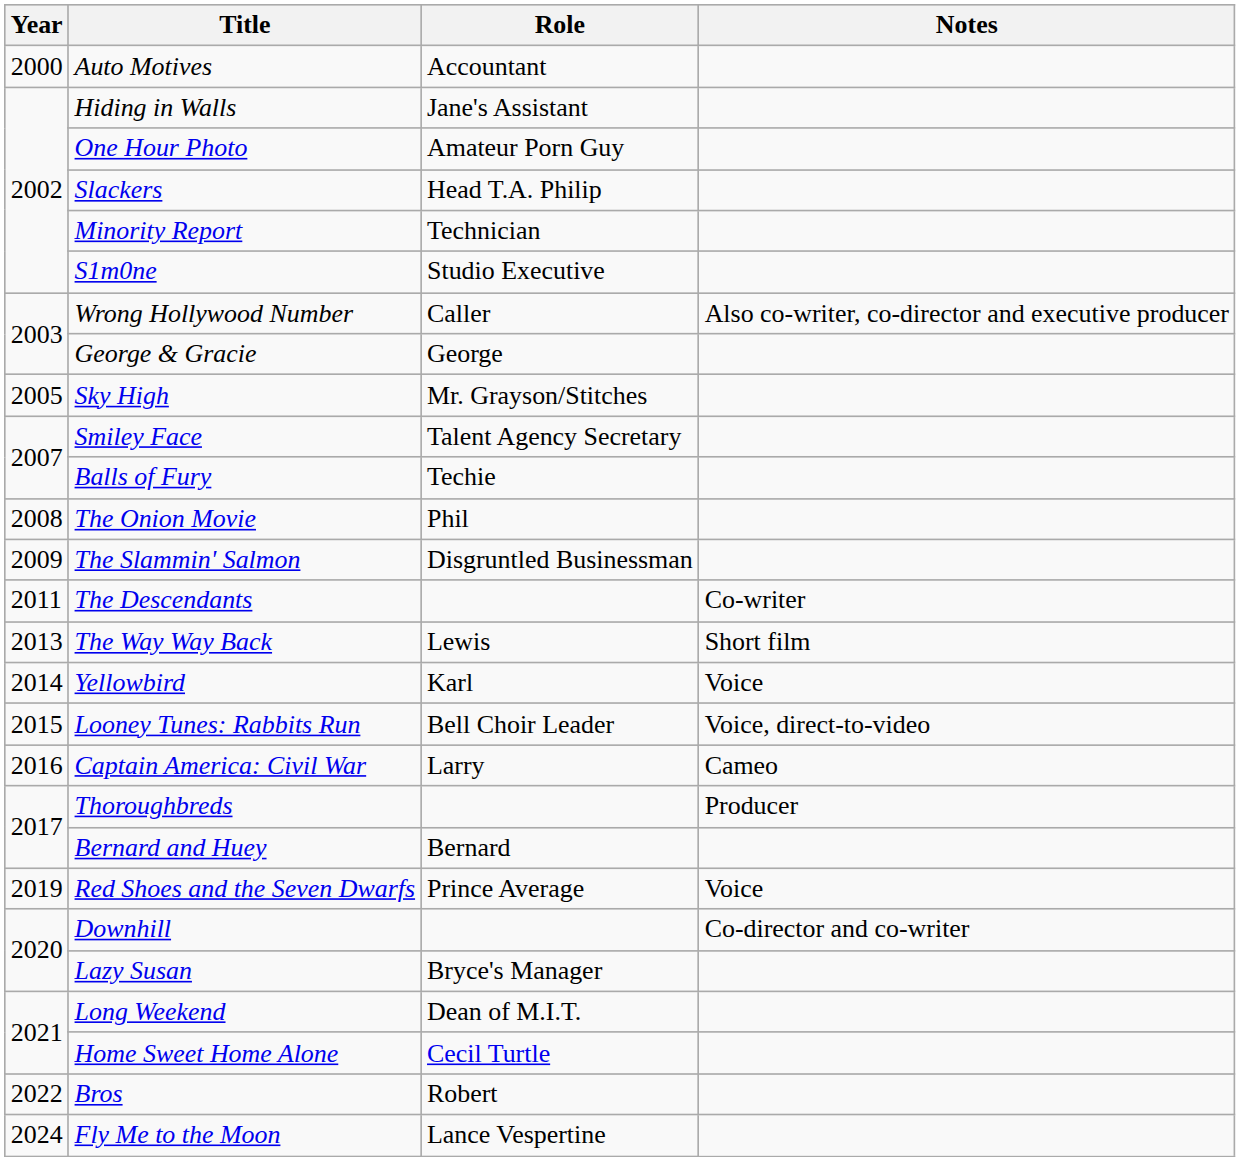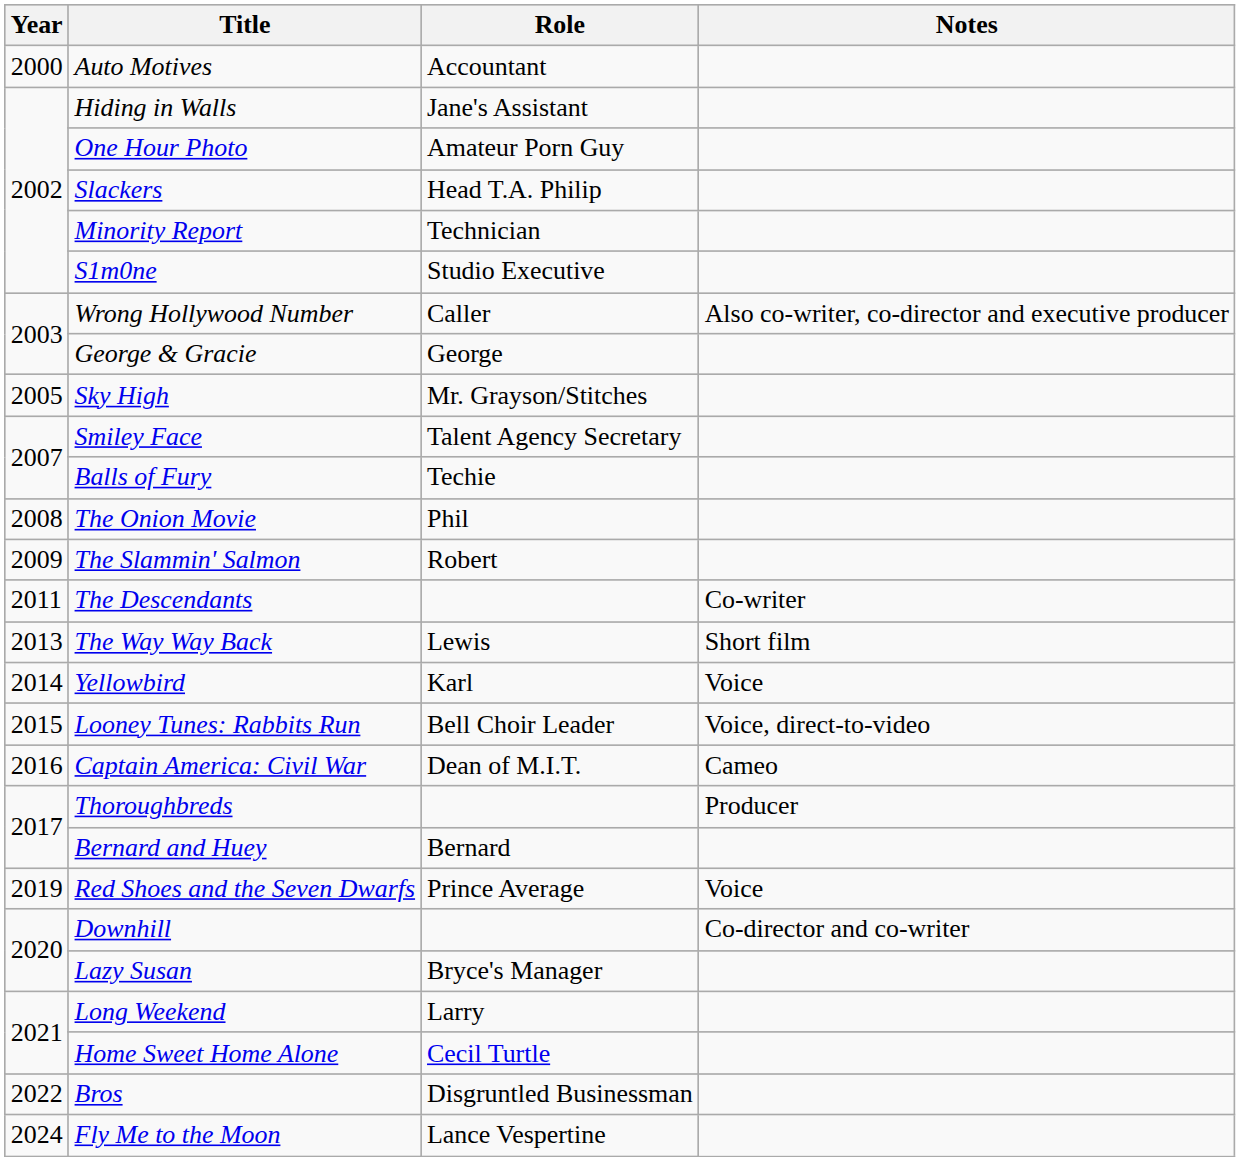(560, 559) Disgruntled Businessman -> (462, 559) Robert
(456, 764) Larry -> (504, 764) Dean of M.I.T.
(504, 1011) Dean of M.I.T. -> (456, 1011) Larry
(462, 1093) Robert -> (560, 1093) Disgruntled Businessman
